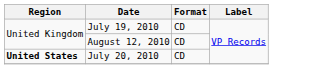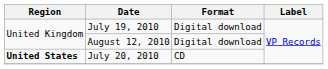(180, 27) CD -> (218, 27) Digital download
(180, 41) CD -> (218, 41) Digital download
